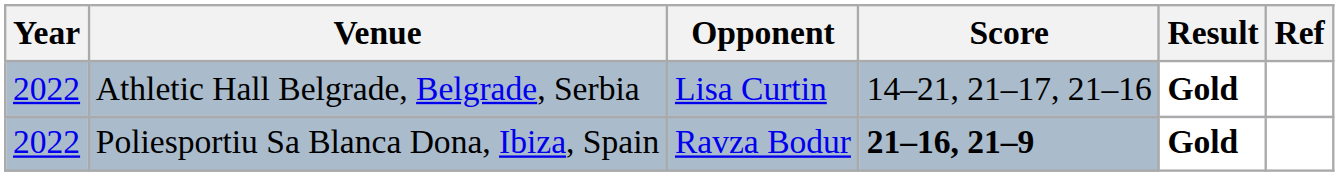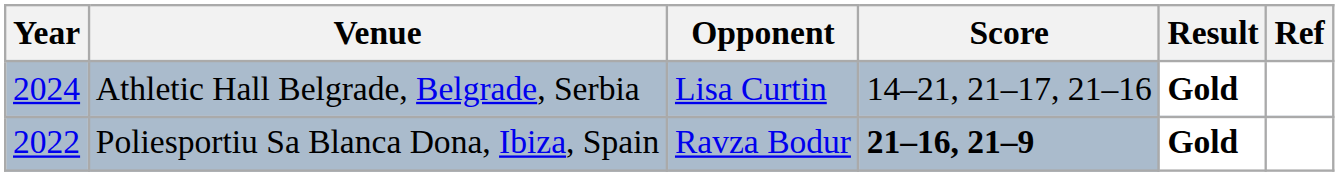(47, 87) 2022 -> (47, 87) 2024
